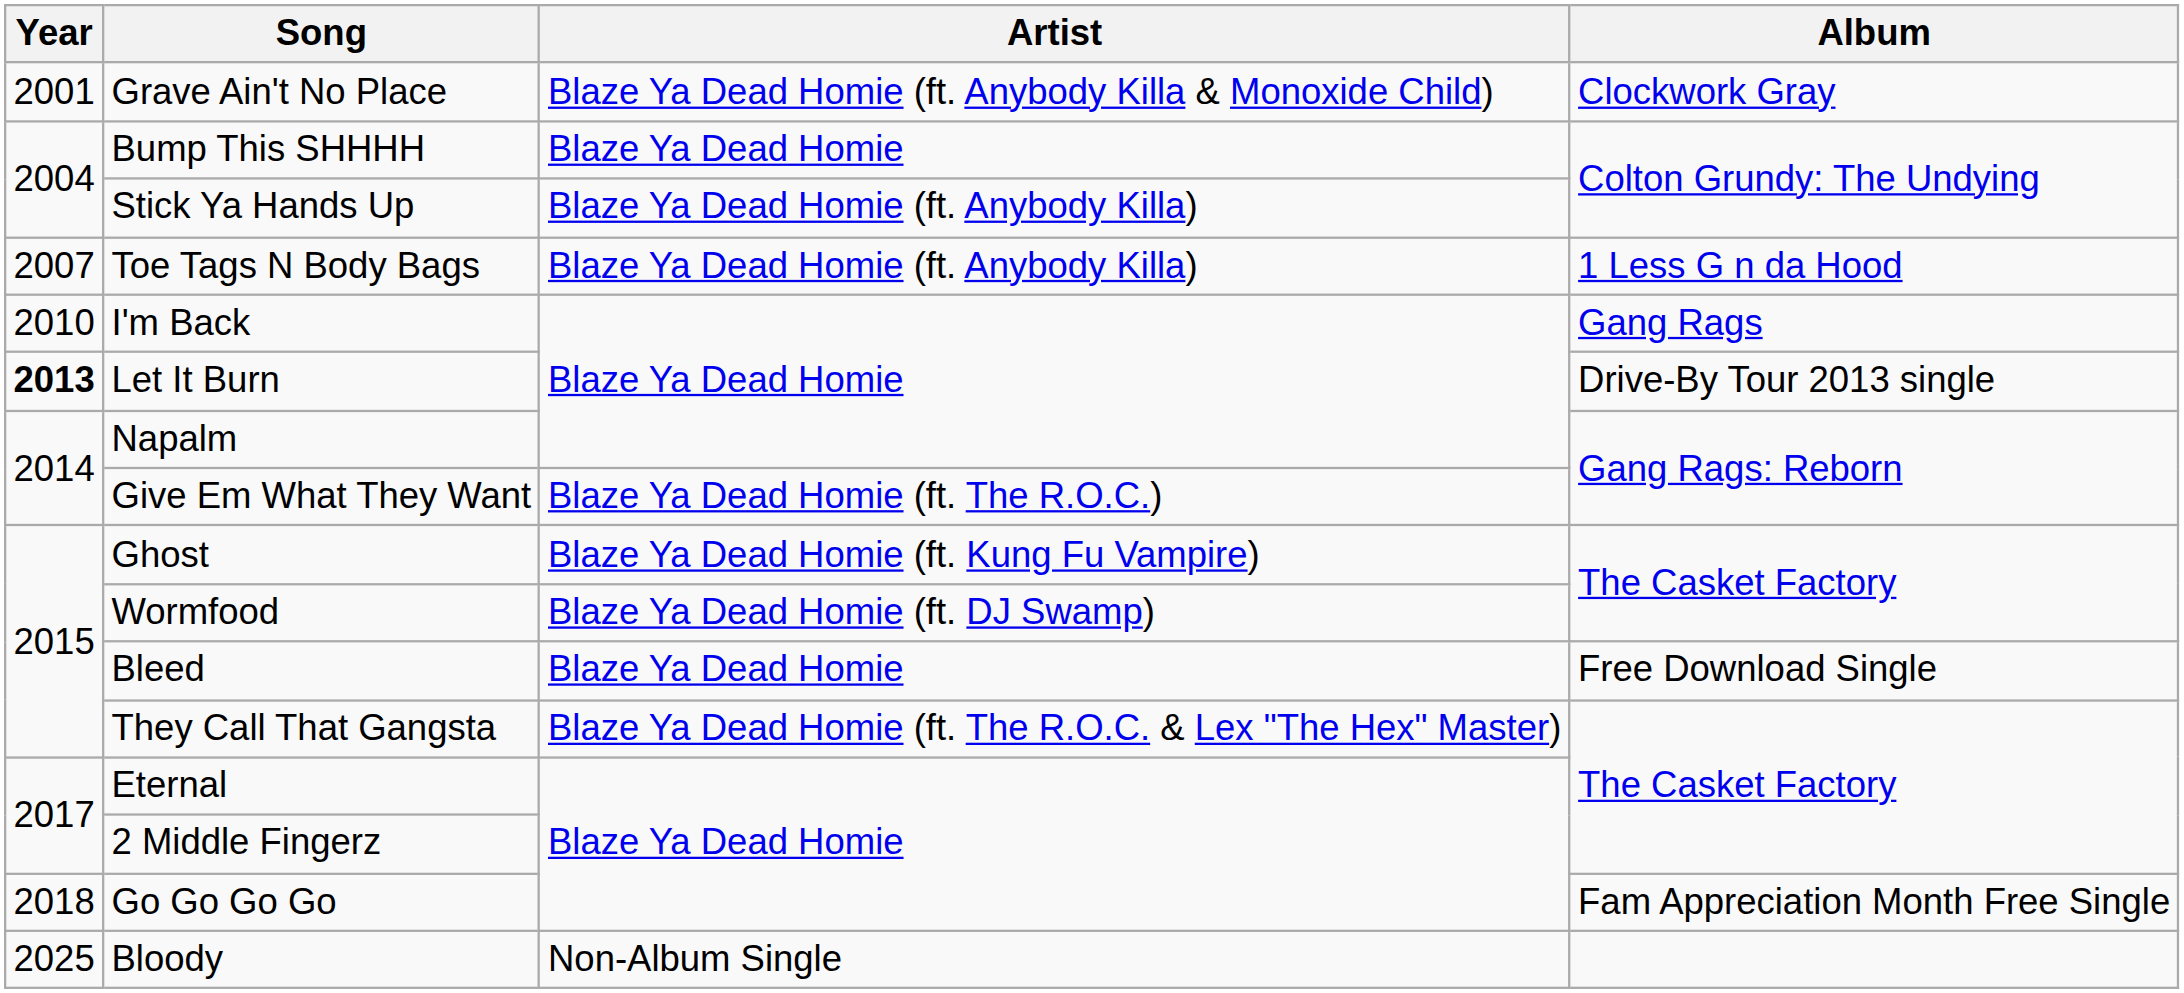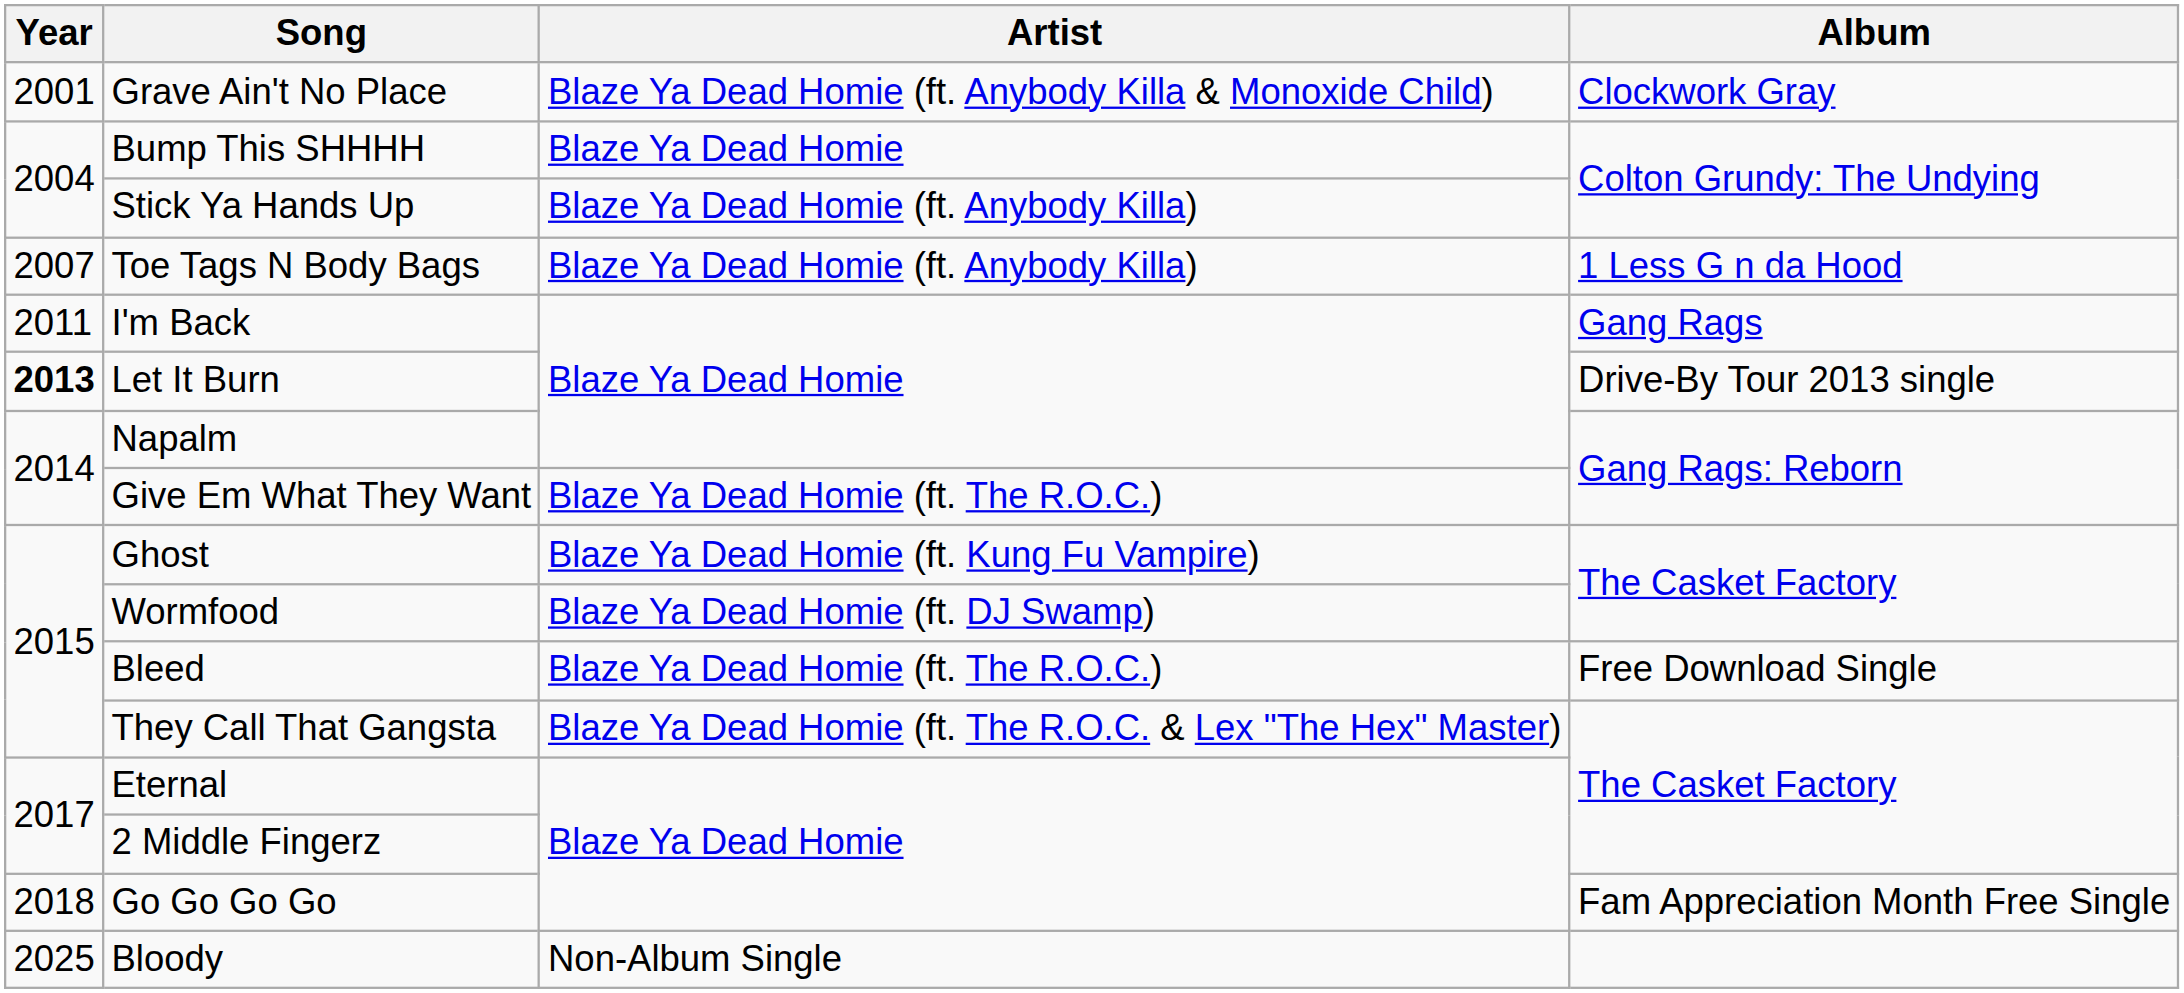(54, 322) 2010 -> (53, 322) 2011
(726, 669) Blaze Ya Dead Homie -> (855, 669) Blaze Ya Dead Homie (ft. The R.O.C.)
